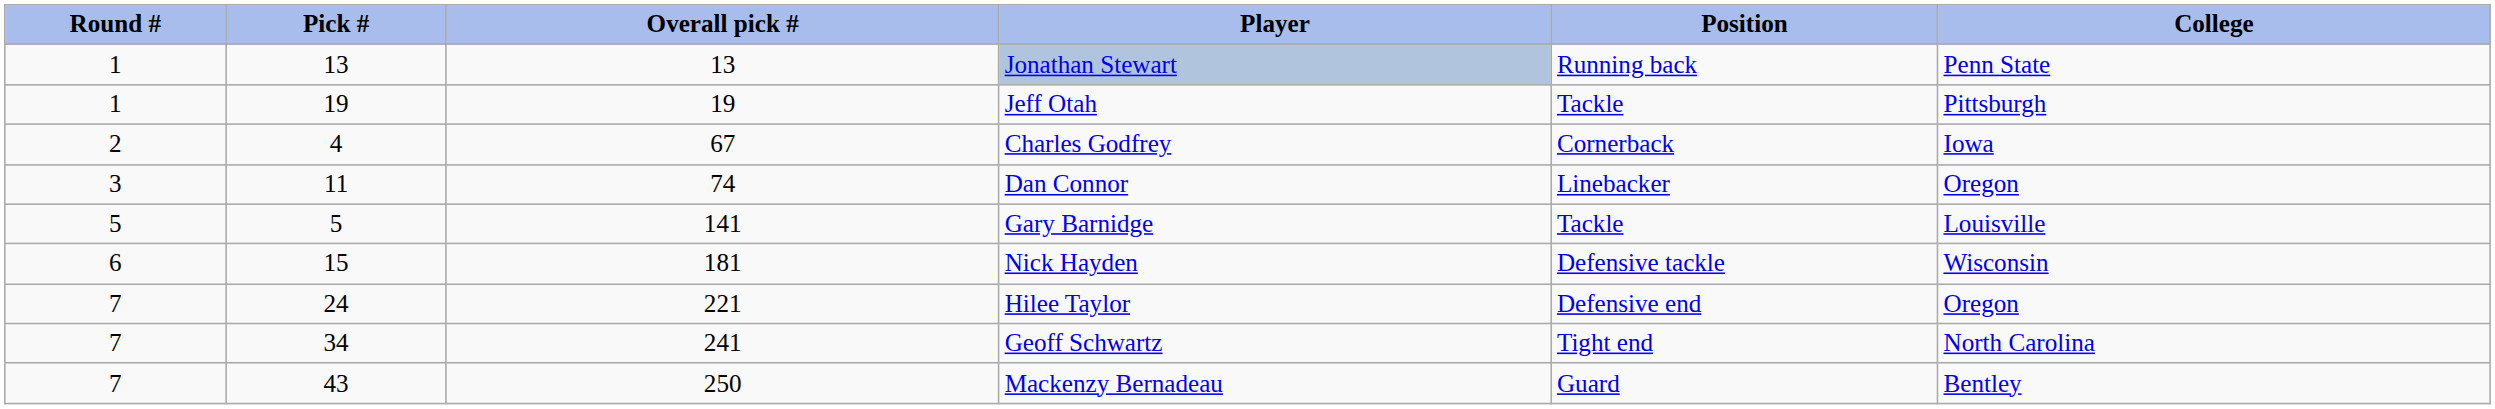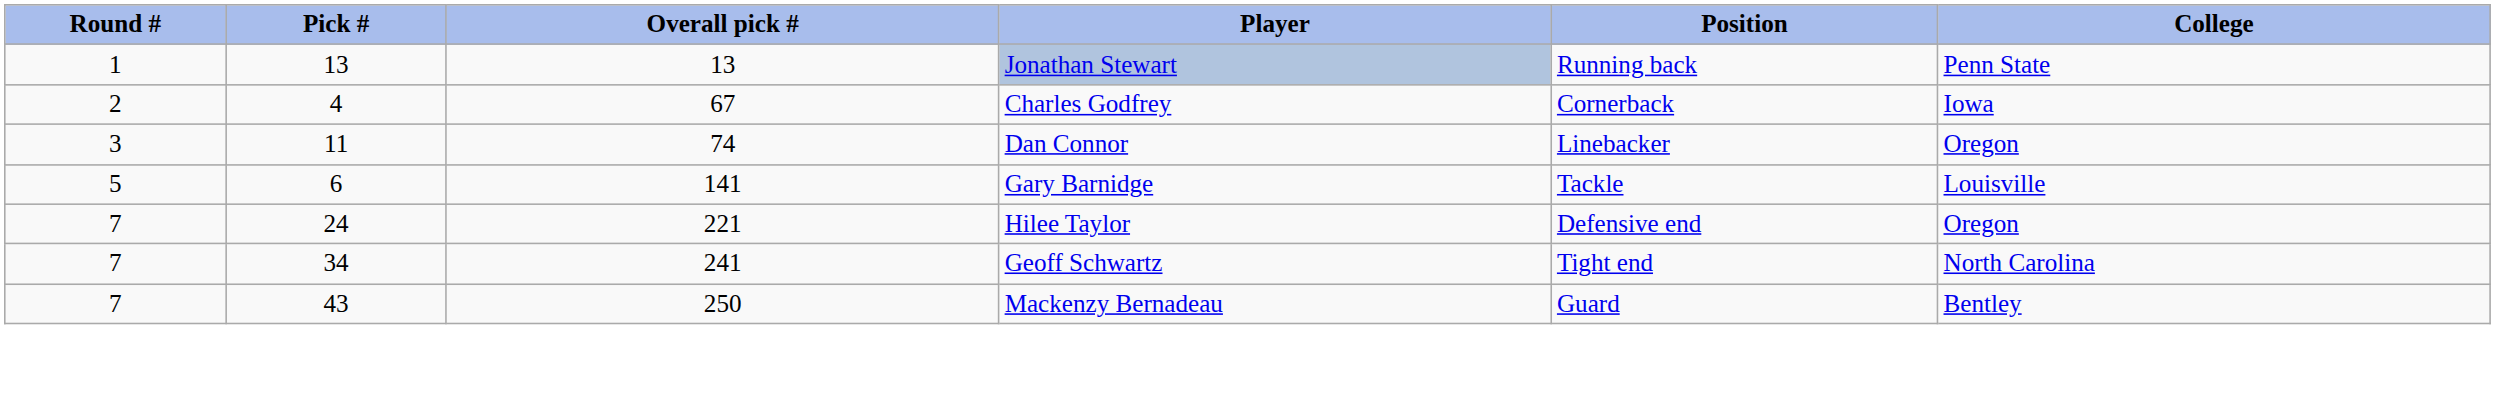- row: (1051, 104)
(336, 223) 5 -> (336, 183) 6
- row: (1071, 263)
